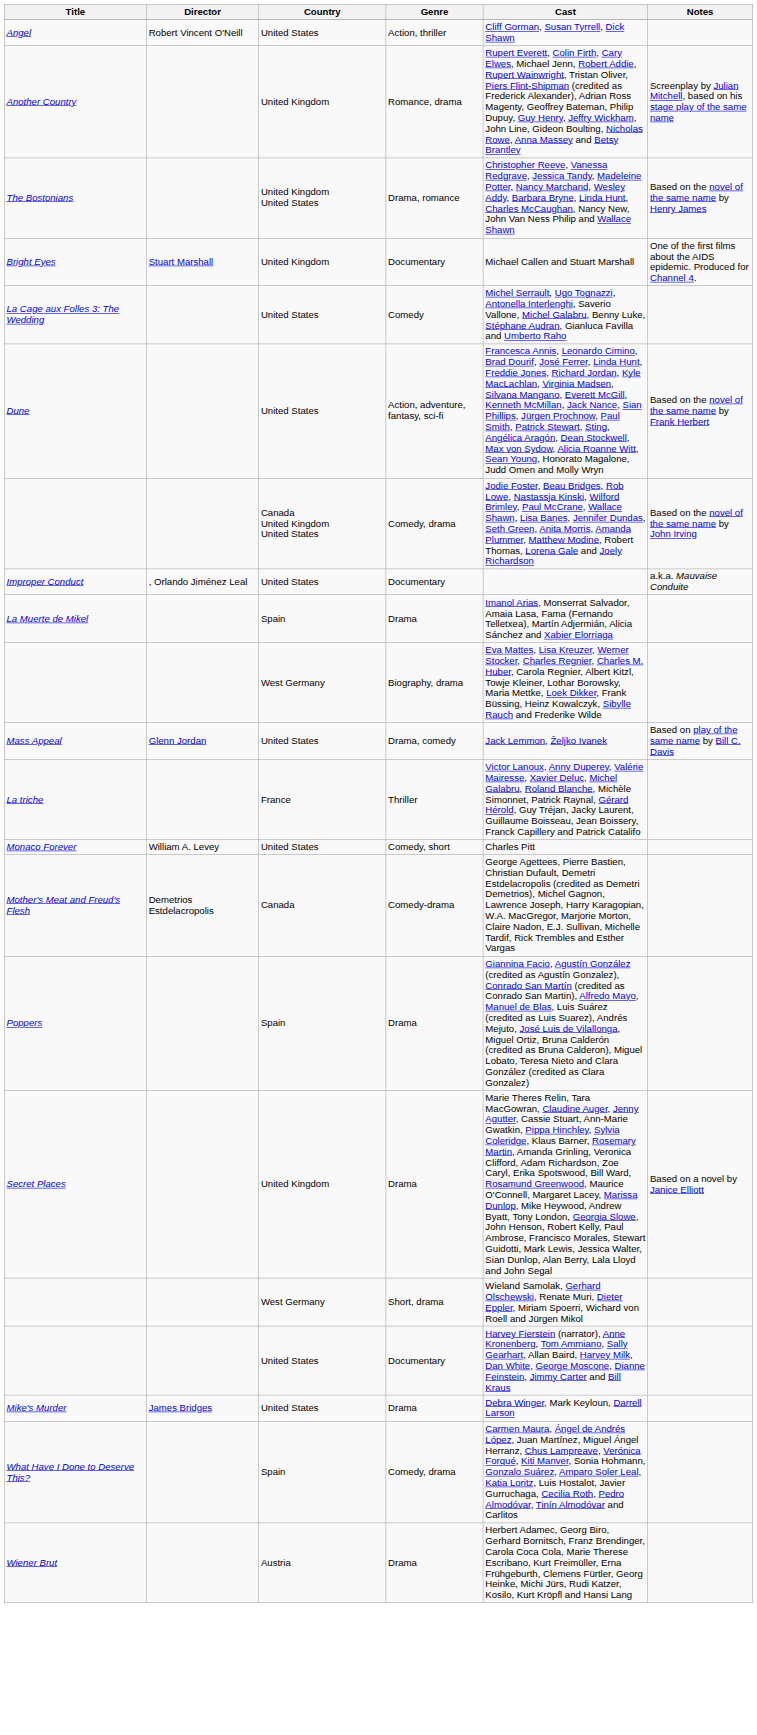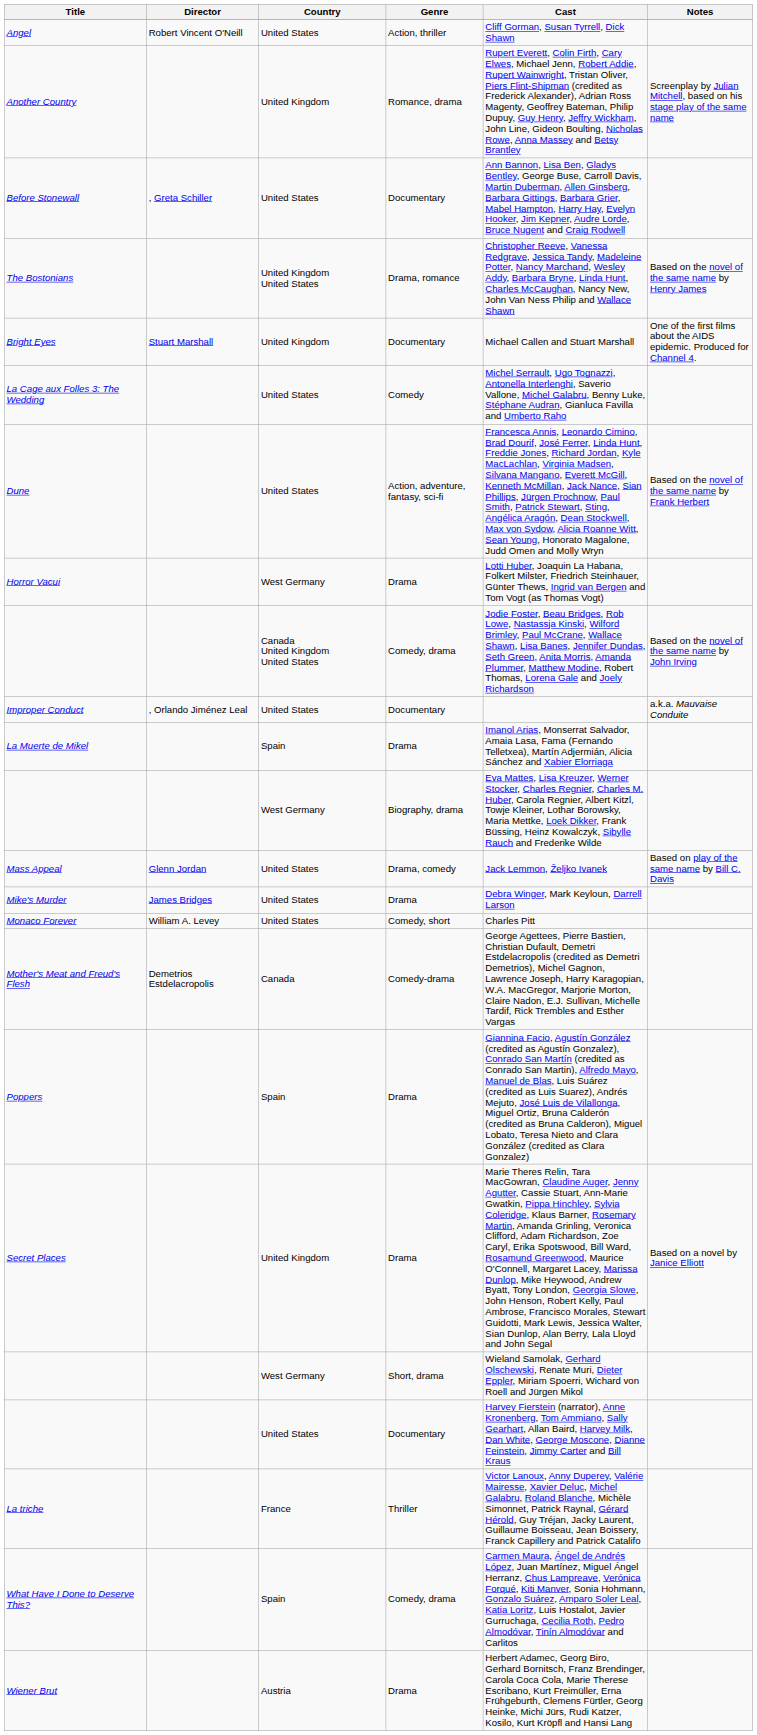+ row: (43, 198)
+ row: (33, 582)
rows swapped: (37, 1408) <-> (25, 799)
